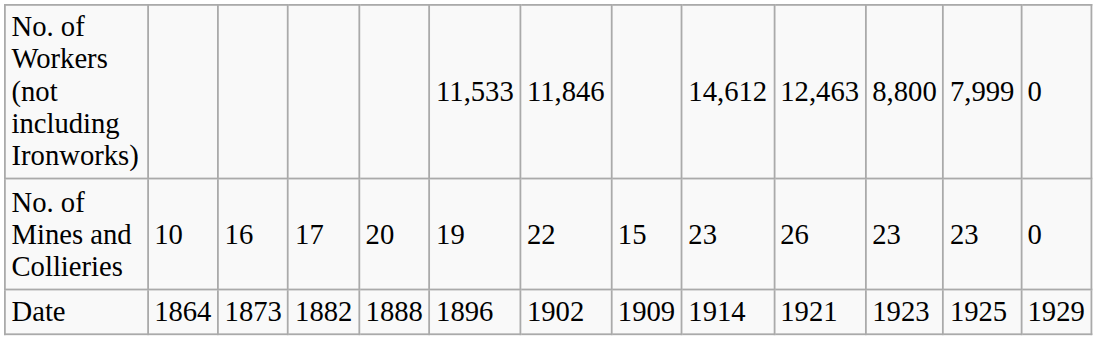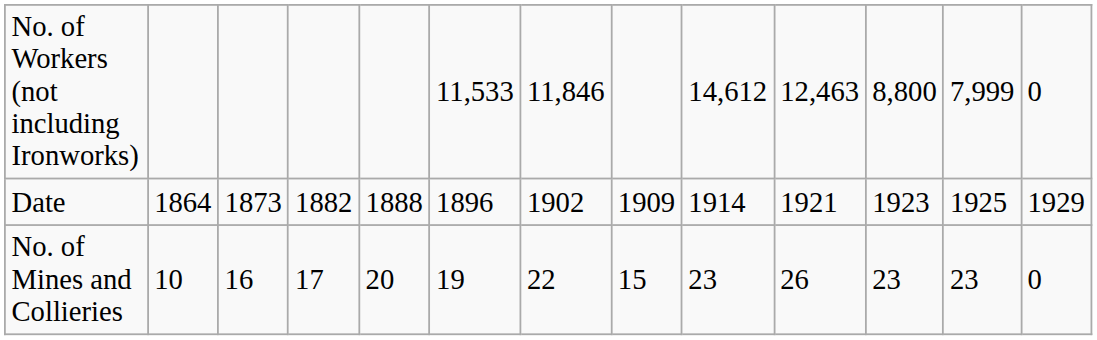rows swapped: (72, 233) <-> (39, 311)
